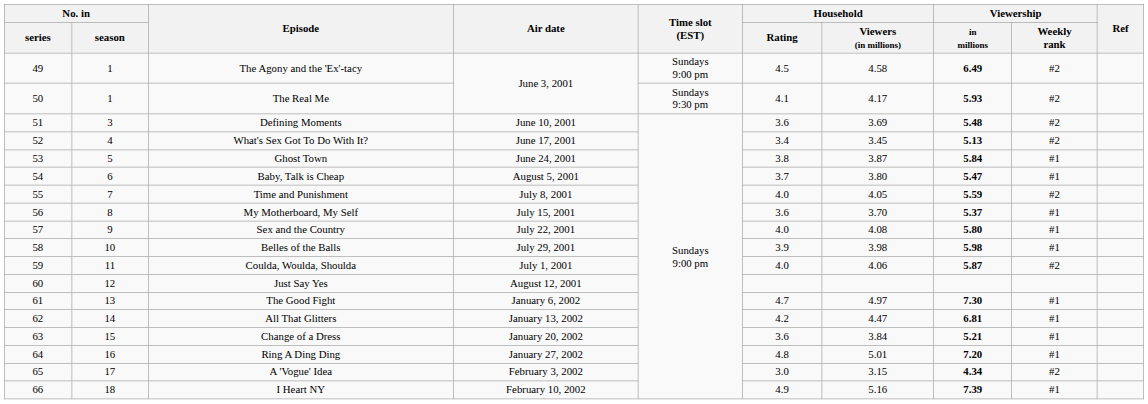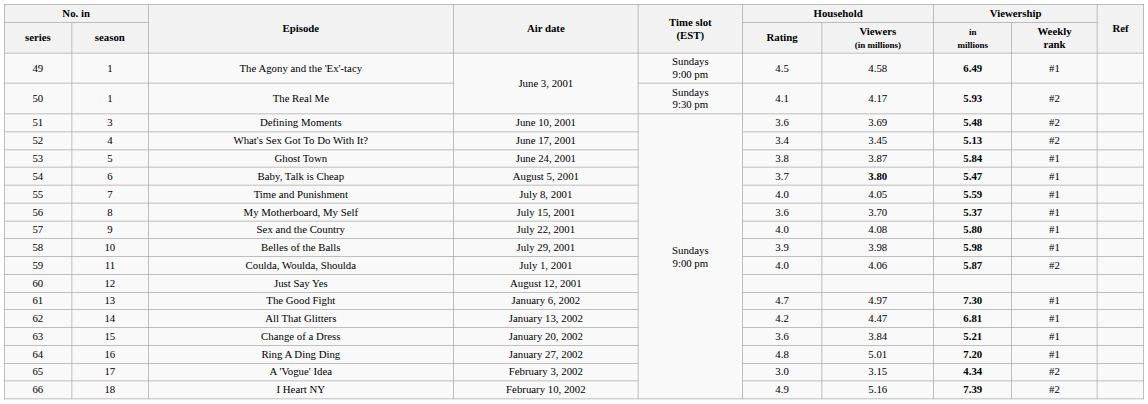(1054, 68) #2 -> (1054, 68) #1
(878, 176) normal -> (878, 176) bold
(1054, 194) #2 -> (1054, 194) #1
(1054, 390) #1 -> (1054, 390) #2
